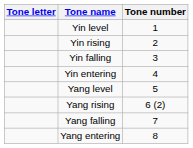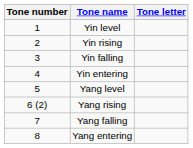columns swapped: (155, 12) <-> (31, 12)
